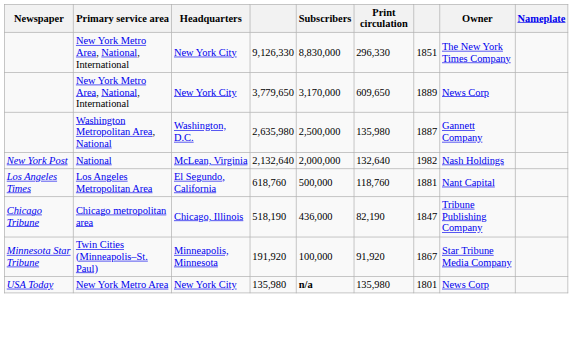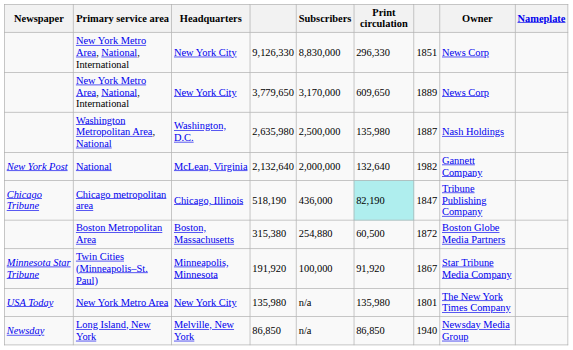(476, 52) The New York Times Company -> (466, 52) News Corp
(462, 132) Gannett Company -> (473, 132) Nash Holdings
(473, 160) Nash Holdings -> (462, 166) Gannett Company
- row: (114, 182)
(370, 217) no background -> (370, 200) paleturquoise background
+ row: (119, 234)
(306, 285) bold -> (305, 302) normal
(466, 285) News Corp -> (476, 302) The New York Times Company
+ row: (113, 330)
